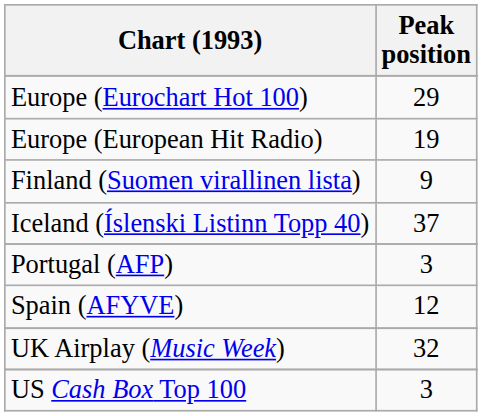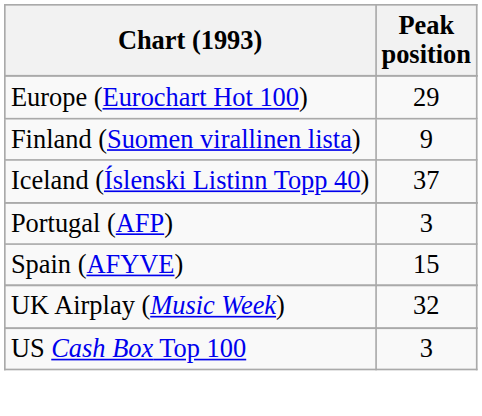- row: (167, 138)
(426, 306) 12 -> (426, 264) 15
